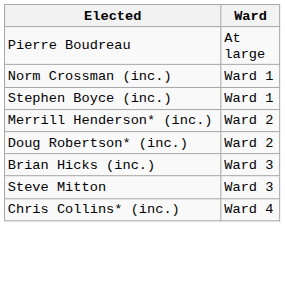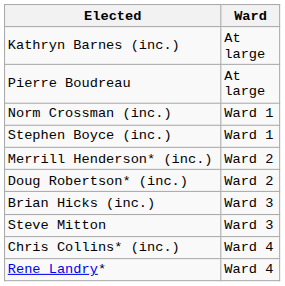+ row: (94, 46)
+ row: (57, 270)
